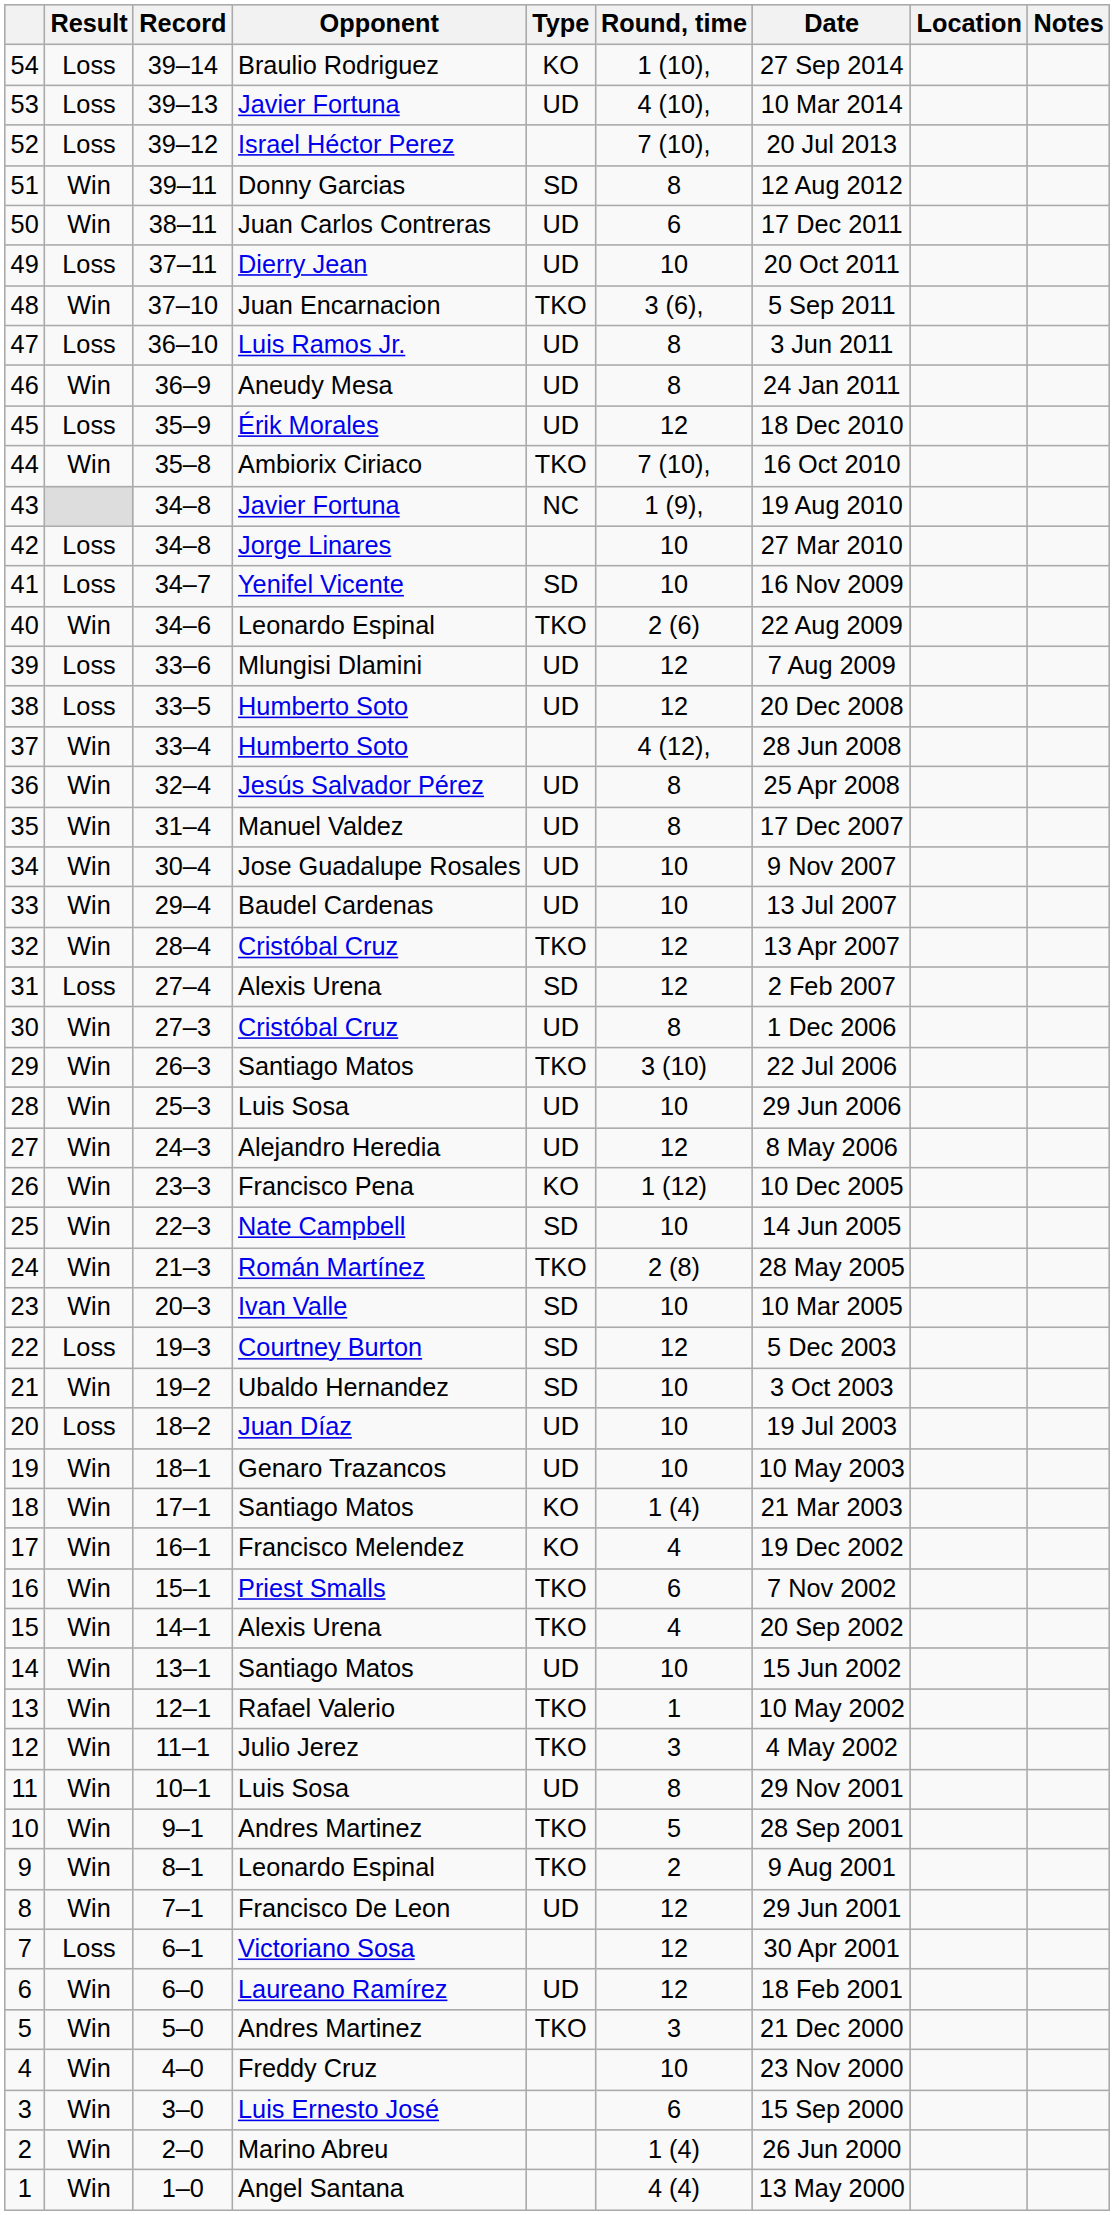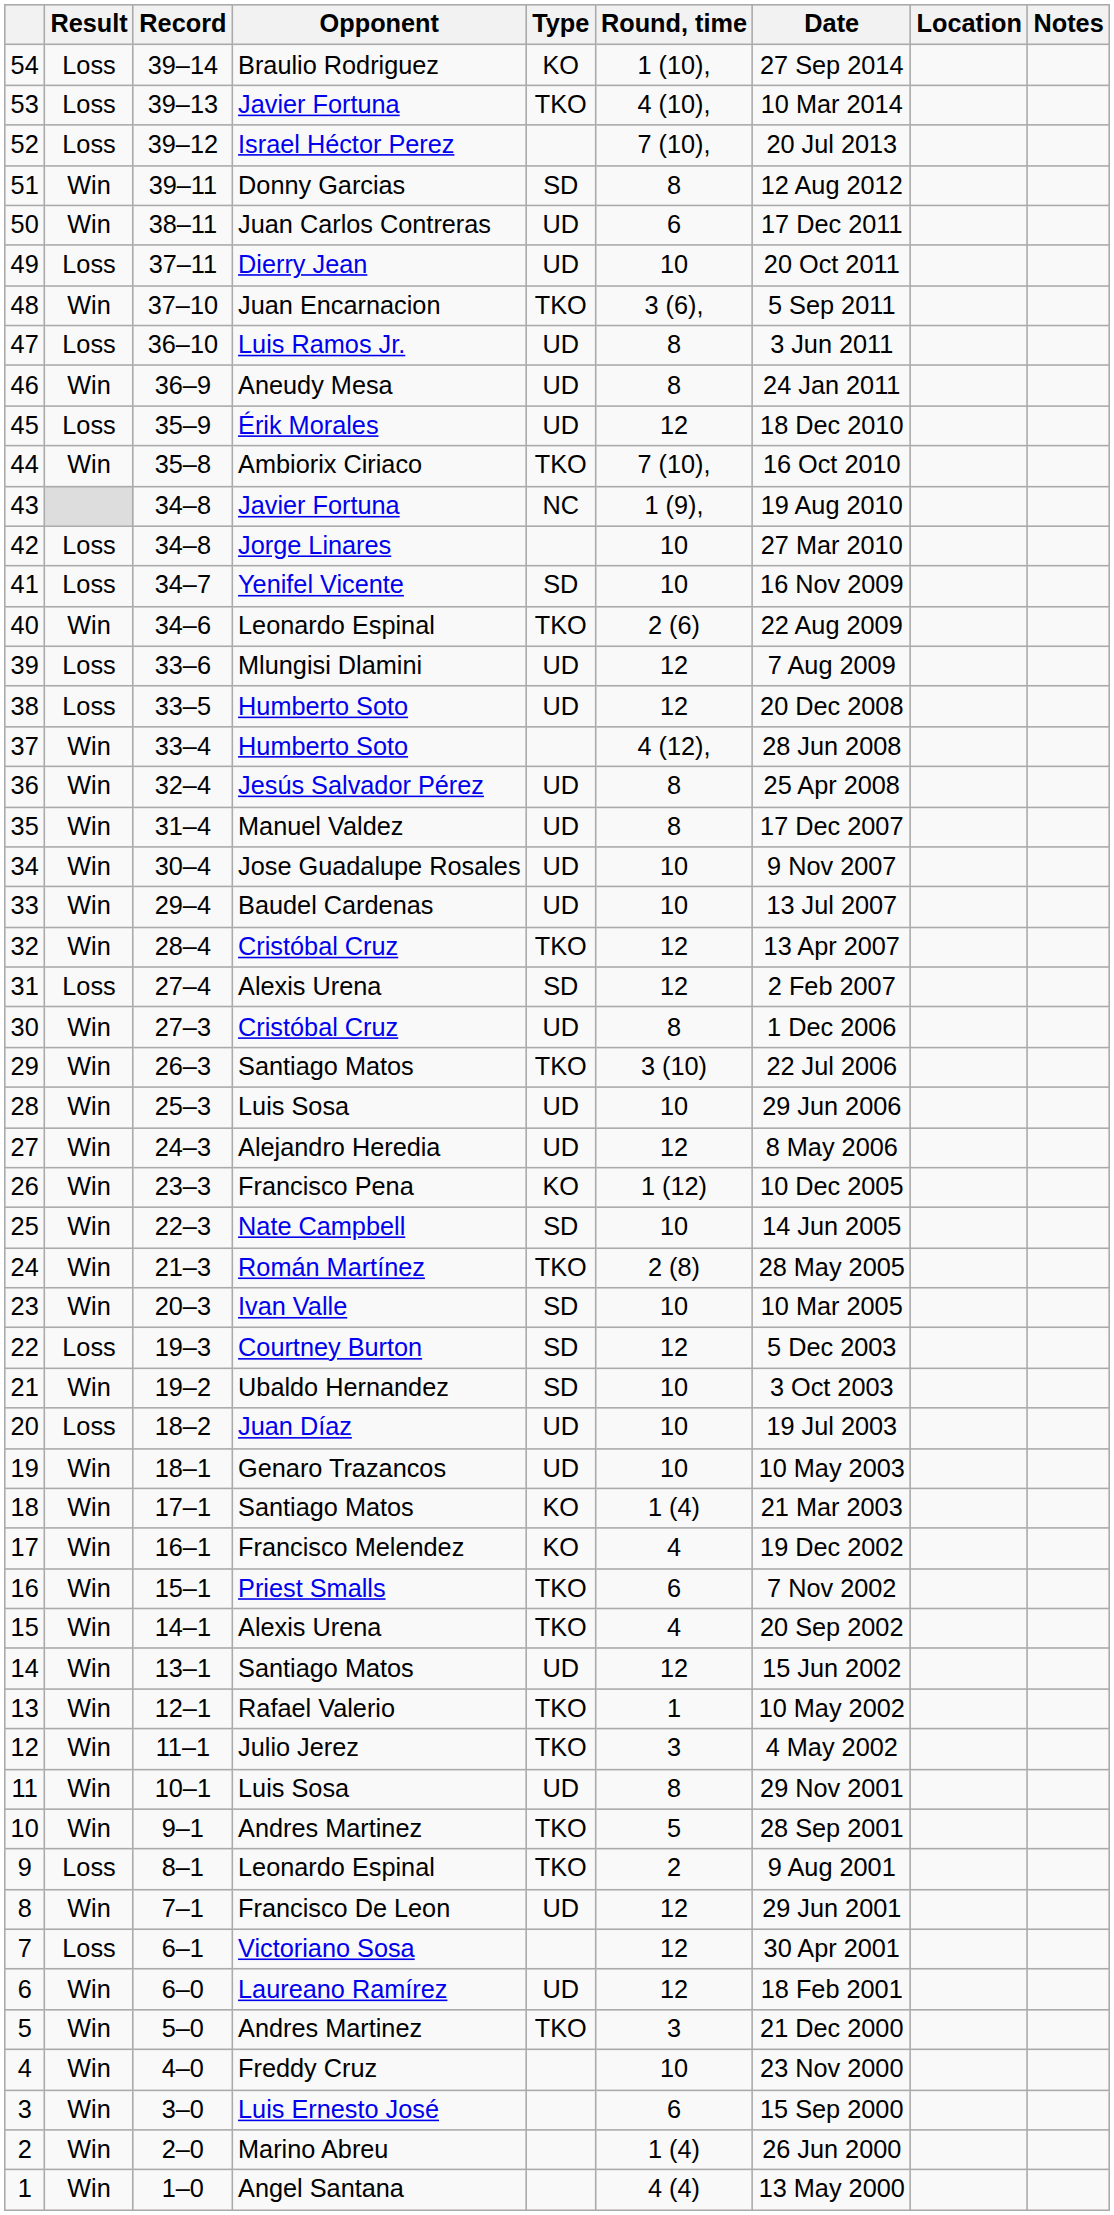(561, 104) UD -> (561, 104) TKO
(674, 1668) 10 -> (674, 1668) 12
(89, 1868) Win -> (89, 1868) Loss
